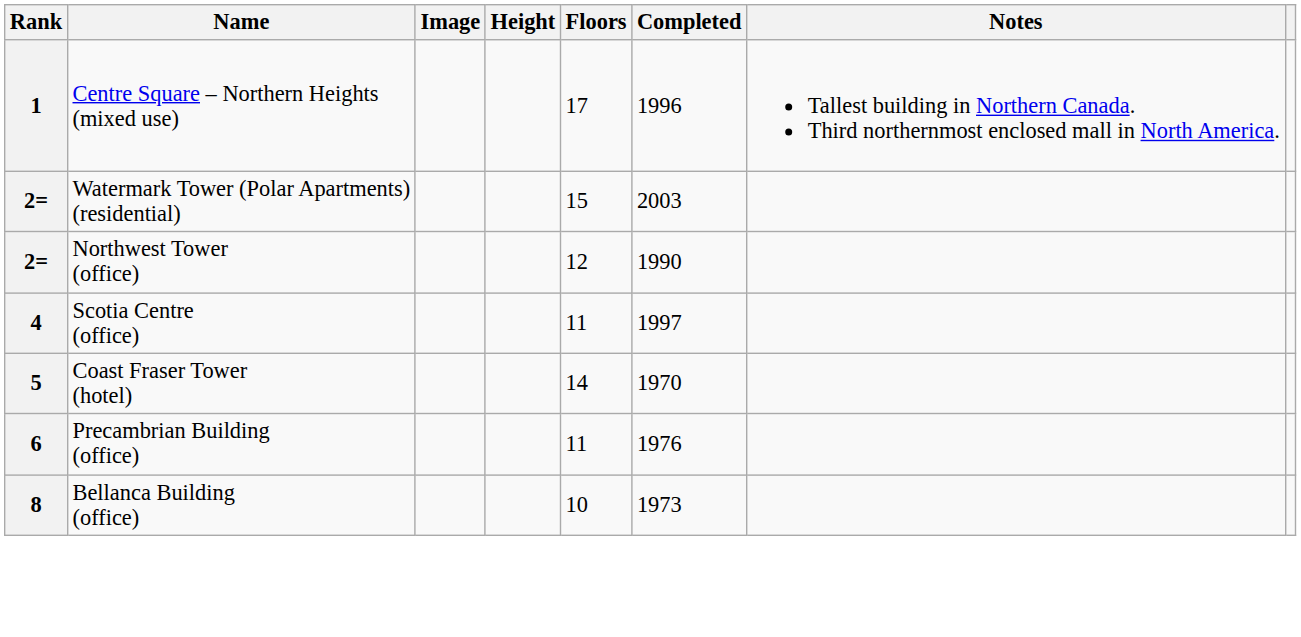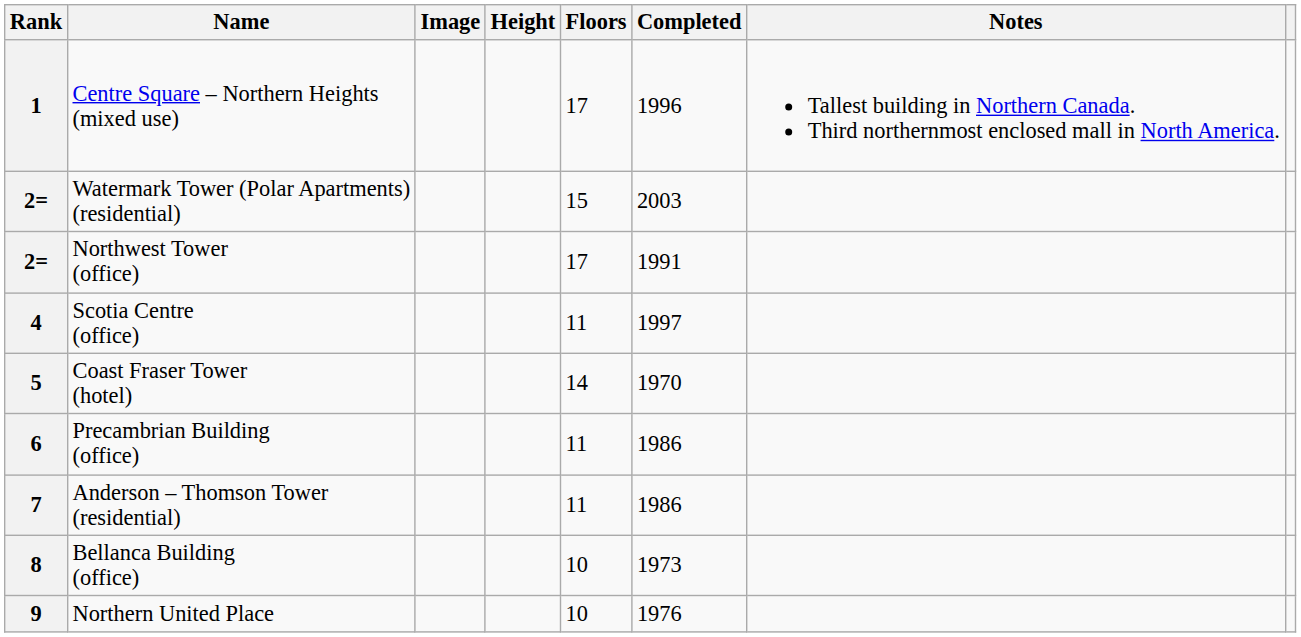(577, 261) 12 -> (577, 261) 17
(659, 261) 1990 -> (659, 261) 1991
(659, 444) 1976 -> (659, 444) 1986
+ row: (200, 504)
+ row: (173, 613)
